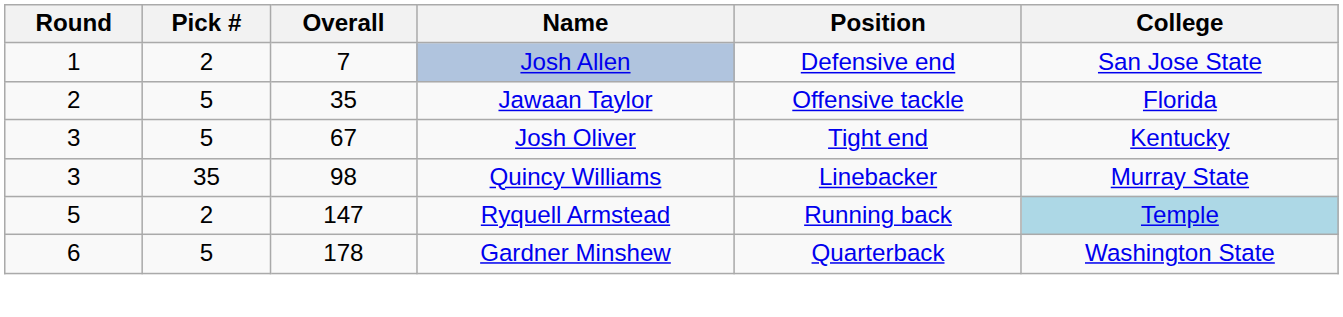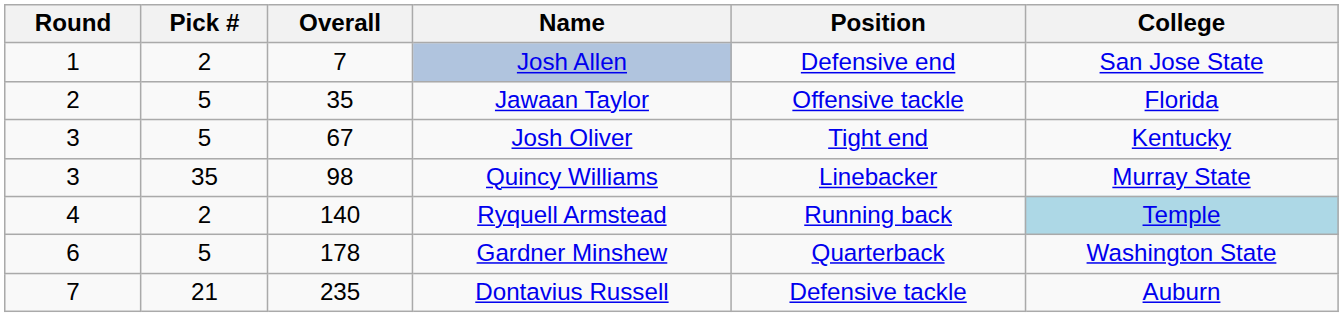(74, 215) 5 -> (73, 215) 4
(343, 215) 147 -> (340, 215) 140
+ row: (572, 291)
